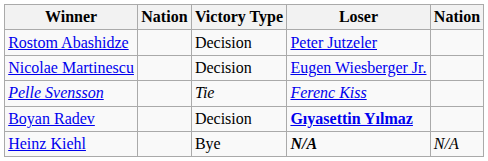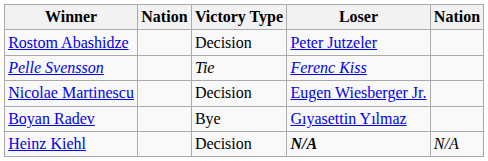rows swapped: (56, 93) <-> (71, 67)
(223, 118) Decision -> (208, 118) Bye
(352, 118) bold -> (349, 118) normal
(208, 144) Bye -> (223, 144) Decision
